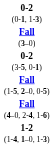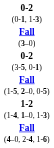rows swapped: (27, 109) <-> (27, 133)
